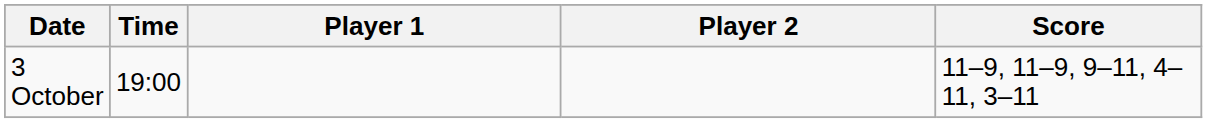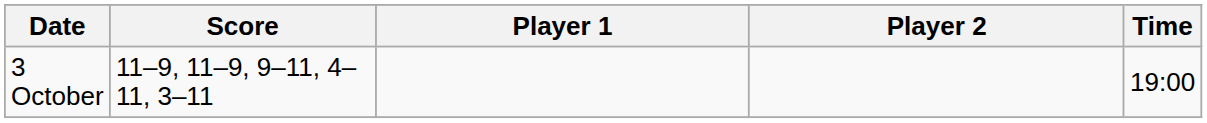columns swapped: (148, 26) <-> (1068, 26)
